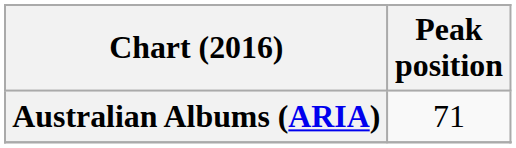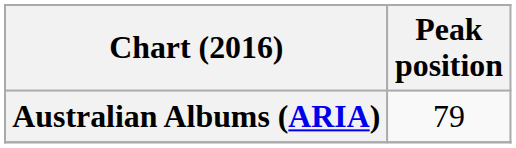(449, 116) 71 -> (449, 116) 79
